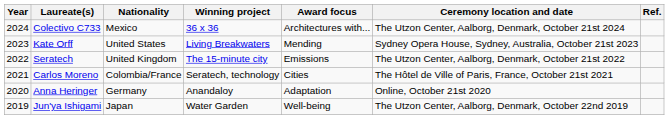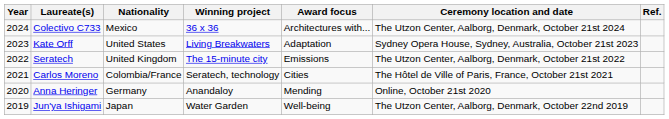(303, 43) Mending -> (307, 43) Adaptation
(307, 91) Adaptation -> (303, 91) Mending
